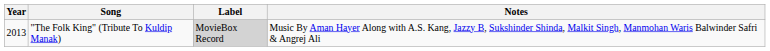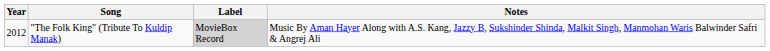(16, 33) 2013 -> (16, 33) 2012
